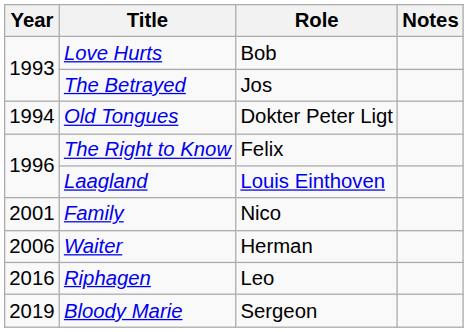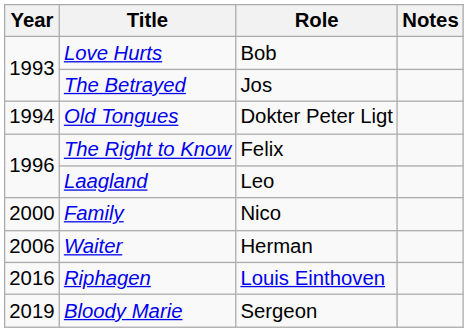(313, 181) Louis Einthoven -> (257, 181) Leo
(32, 213) 2001 -> (32, 213) 2000
(257, 278) Leo -> (313, 278) Louis Einthoven
